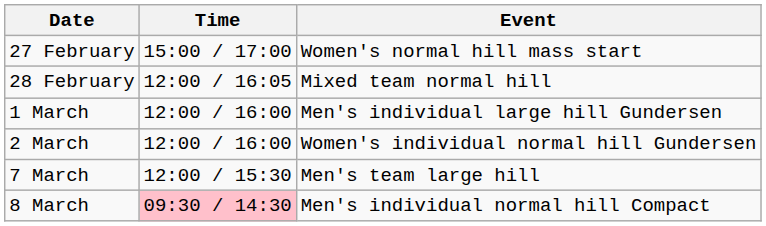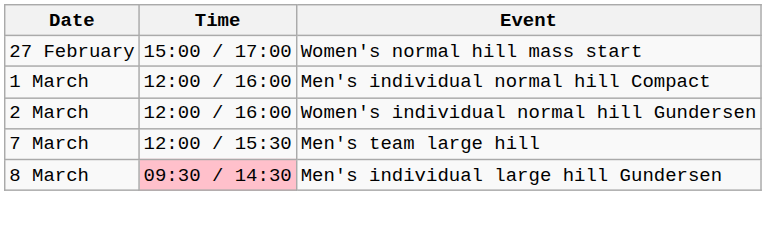- row: (72, 82)
(511, 113) Men's individual large hill Gundersen -> (506, 82) Men's individual normal hill Compact
(506, 206) Men's individual normal hill Compact -> (511, 175) Men's individual large hill Gundersen
